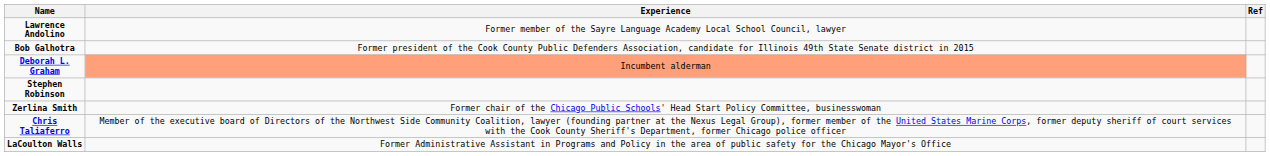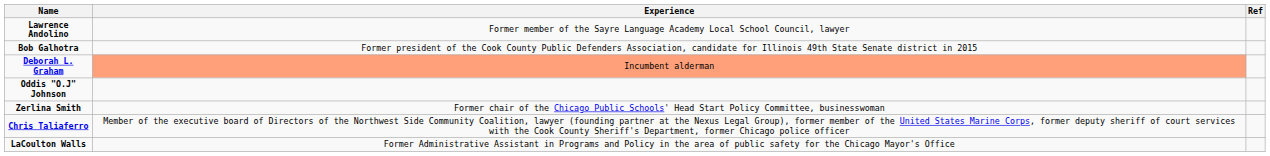+ row: (48, 89)
- row: (45, 89)
